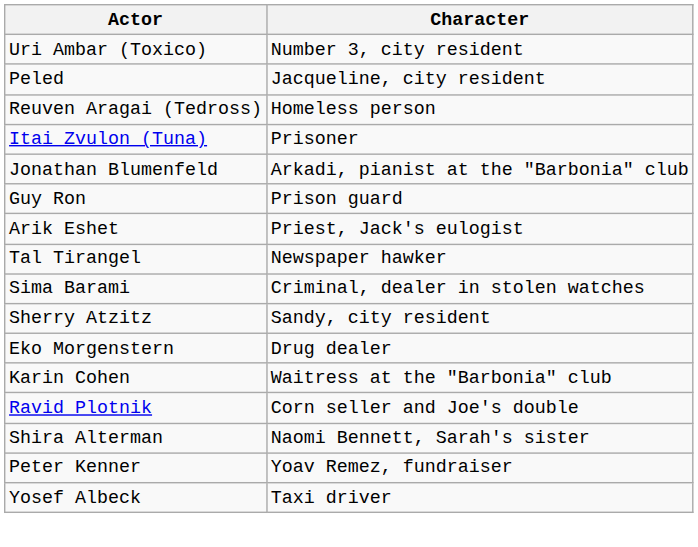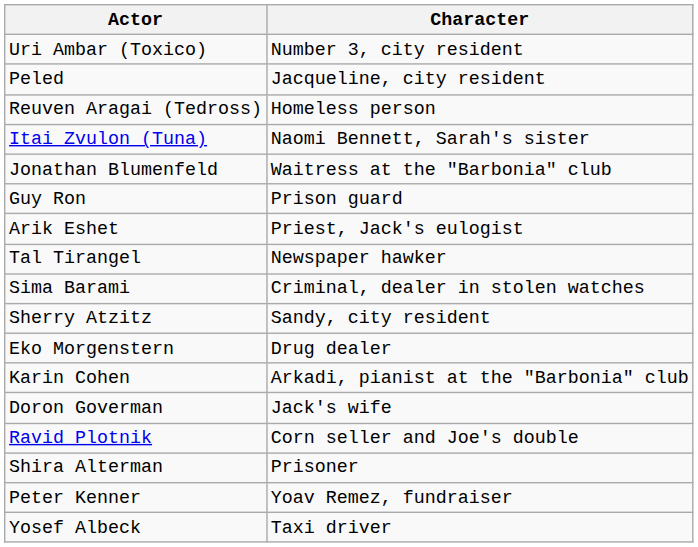(315, 139) Prisoner -> (430, 139) Naomi Bennett, Sarah's sister
(480, 169) Arkadi, pianist at the "Barbonia" club -> (441, 169) Waitress at the "Barbonia" club
(441, 378) Waitress at the "Barbonia" club -> (480, 378) Arkadi, pianist at the "Barbonia" club
+ row: (86, 408)
(430, 438) Naomi Bennett, Sarah's sister -> (315, 468) Prisoner
